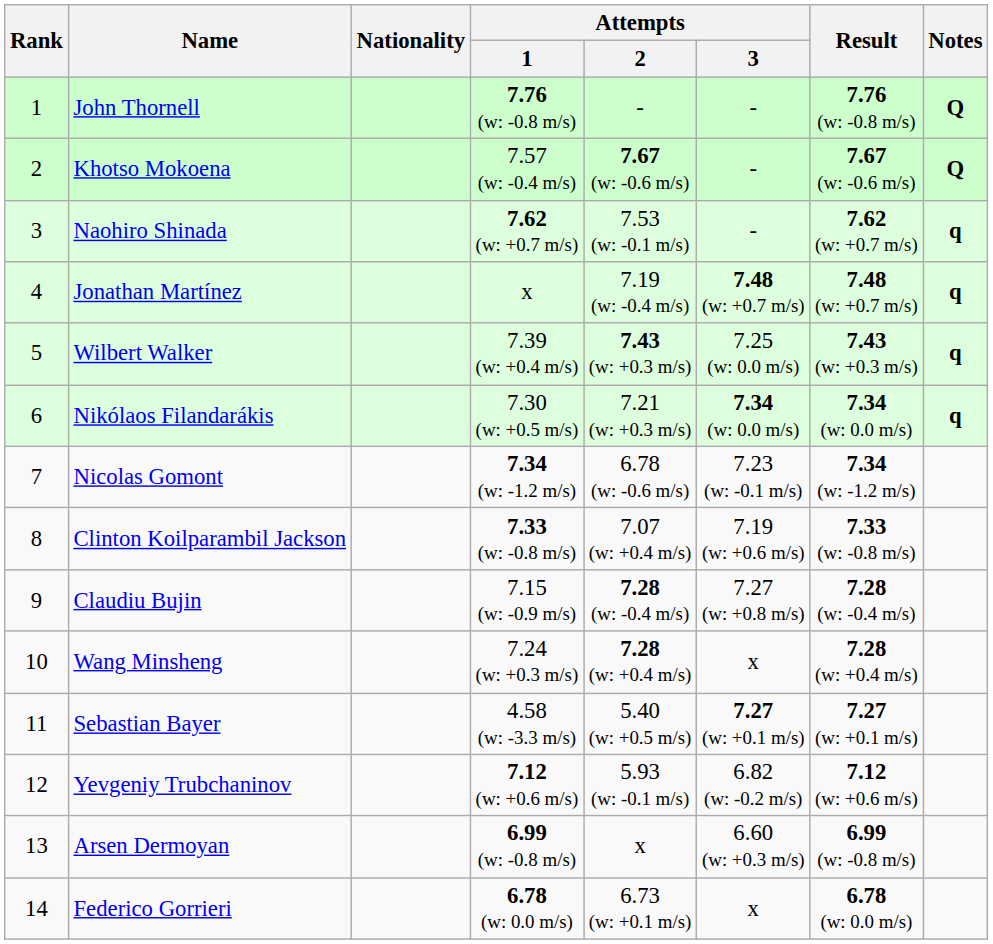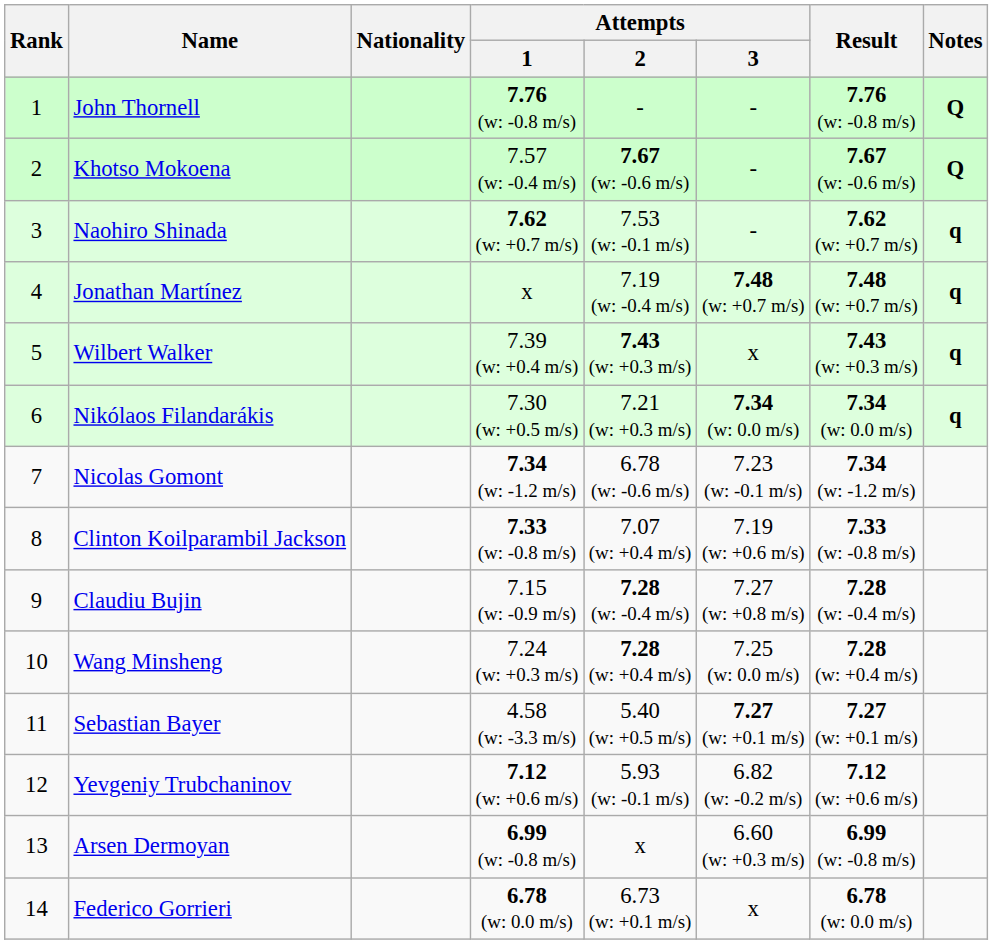(753, 353) 7.25 (w: 0.0 m/s) -> (753, 353) x
(753, 661) x -> (753, 661) 7.25 (w: 0.0 m/s)
